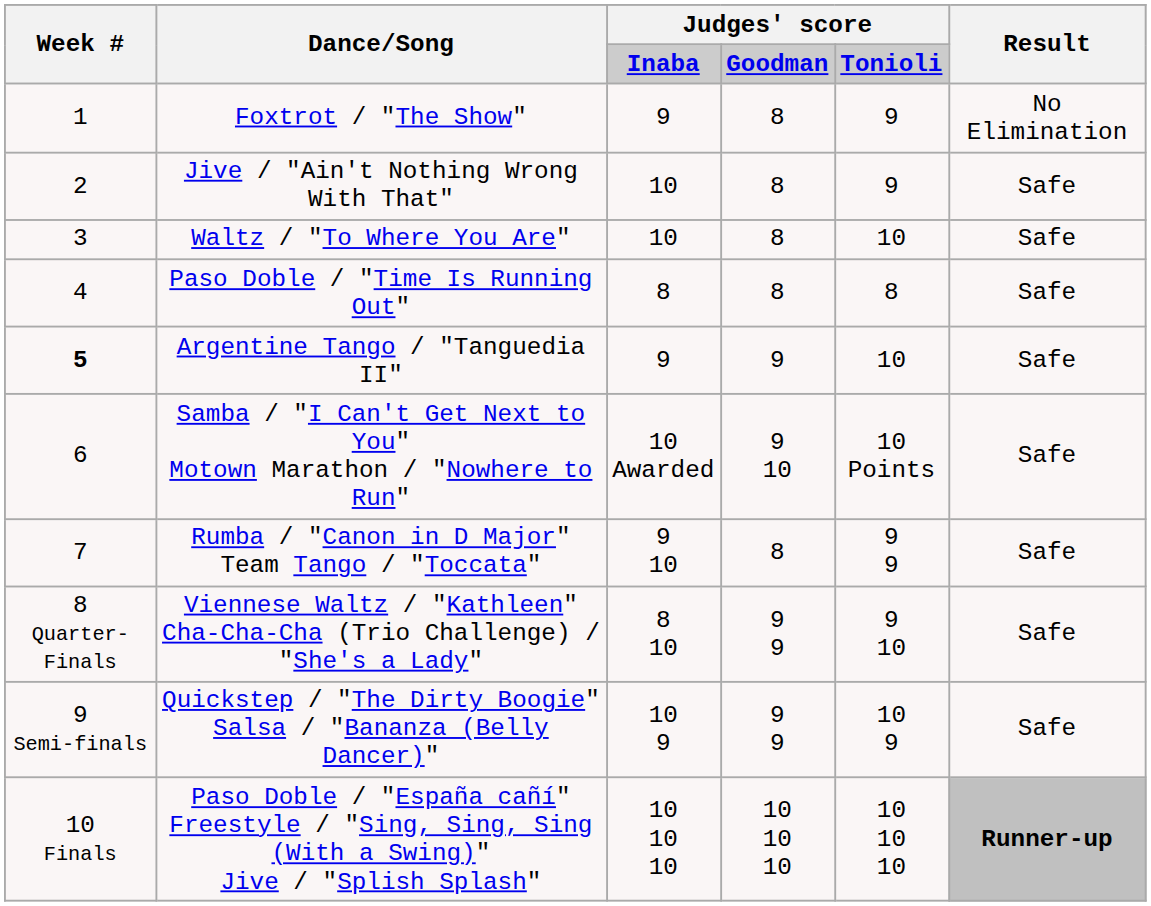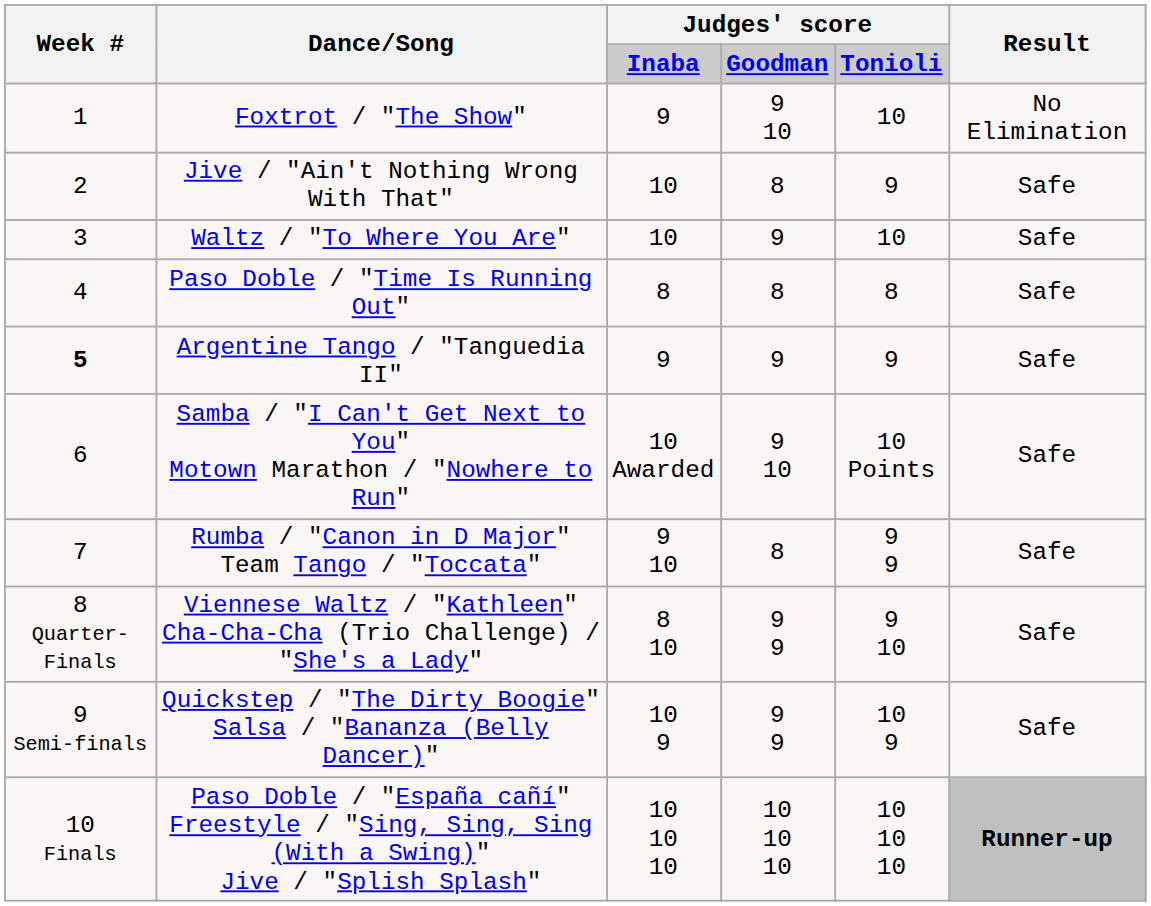(777, 118) 8 -> (777, 118) 9 10
(891, 118) 9 -> (891, 118) 10
(777, 239) 8 -> (777, 239) 9
(891, 361) 10 -> (891, 361) 9
